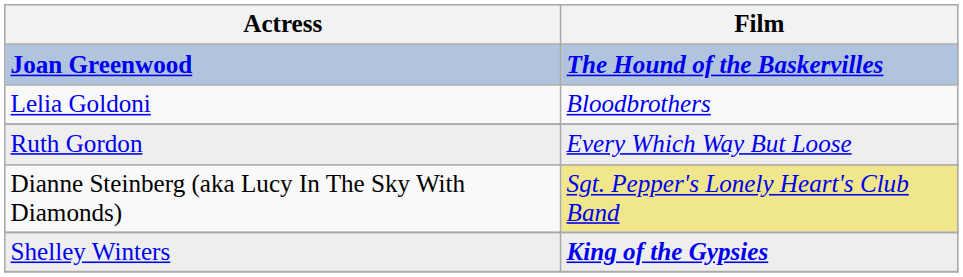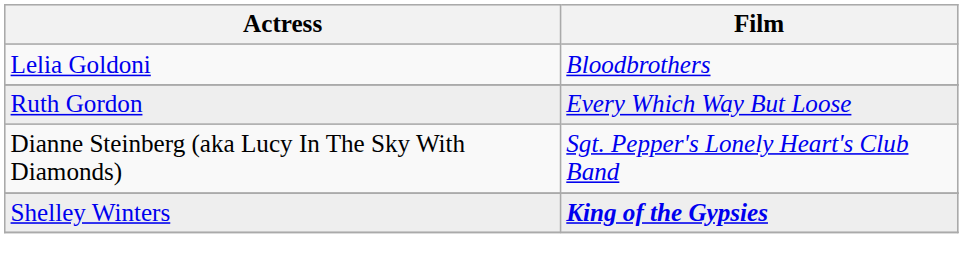- row: (101, 64)
(738, 197) khaki background -> (737, 158) no background
